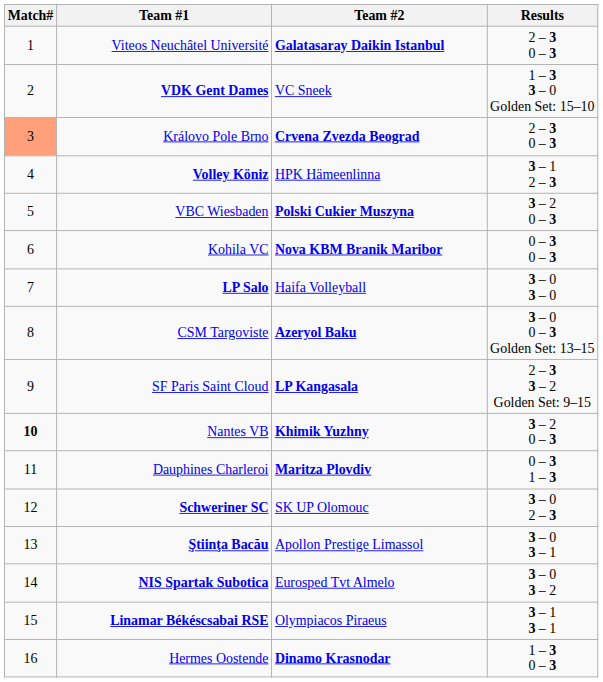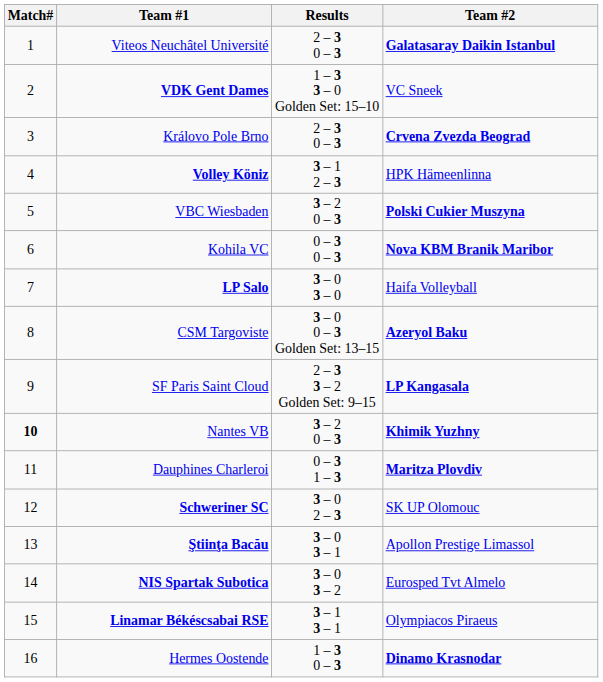columns swapped: (542, 15) <-> (379, 15)
(30, 136) lightsalmon background -> (30, 136) no background
